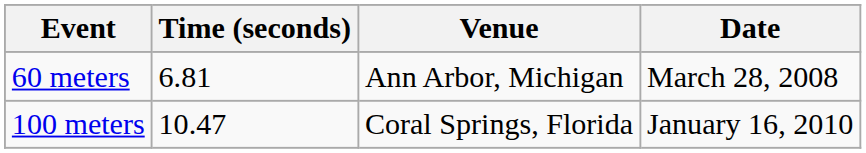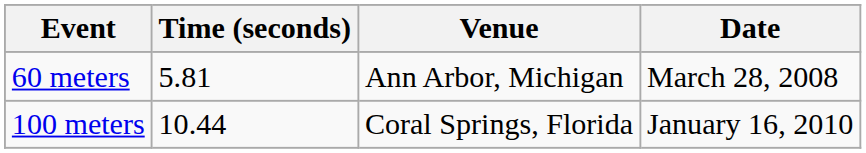(185, 76) 6.81 -> (185, 76) 5.81
(192, 123) 10.47 -> (192, 123) 10.44
